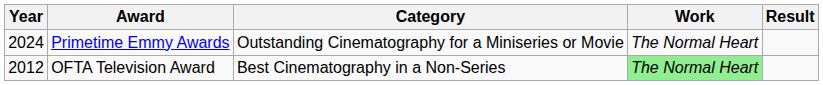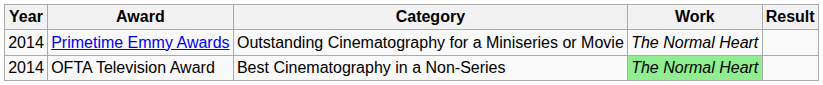(26, 42) 2024 -> (26, 42) 2014
(26, 67) 2012 -> (26, 67) 2014
